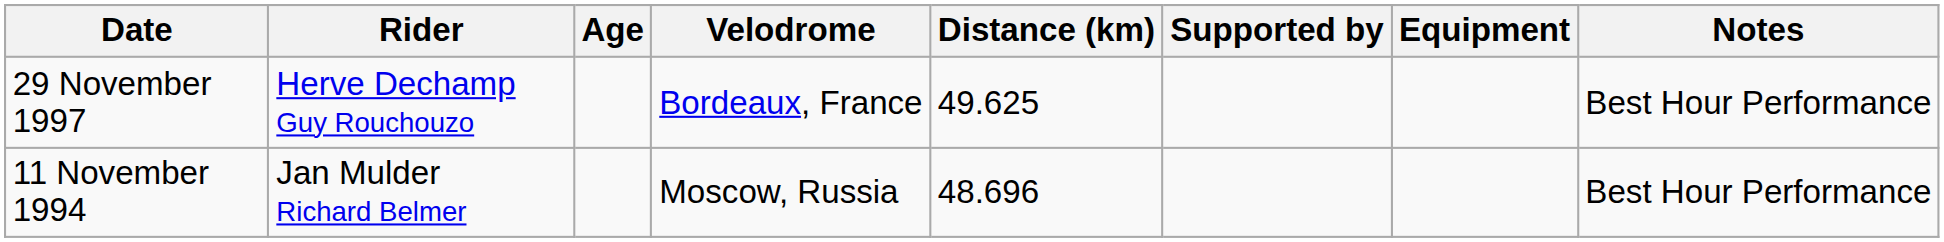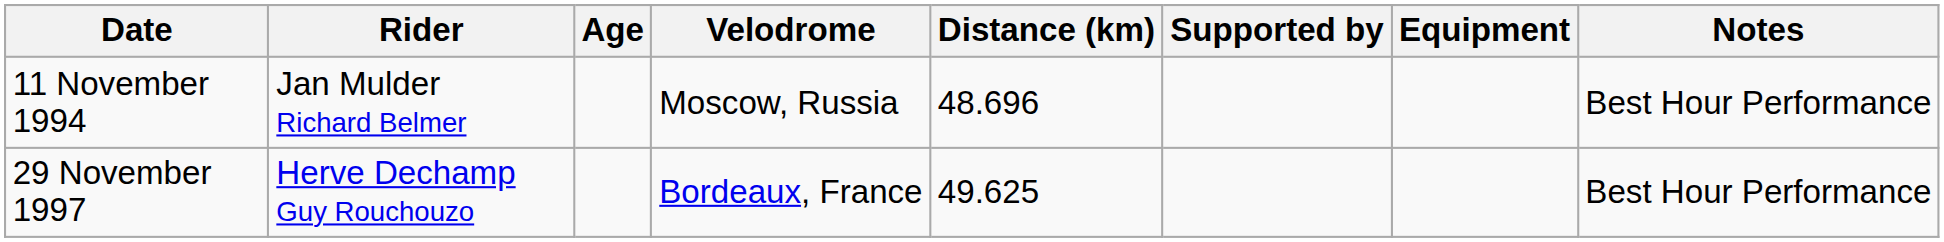rows swapped: (111, 191) <-> (112, 101)
